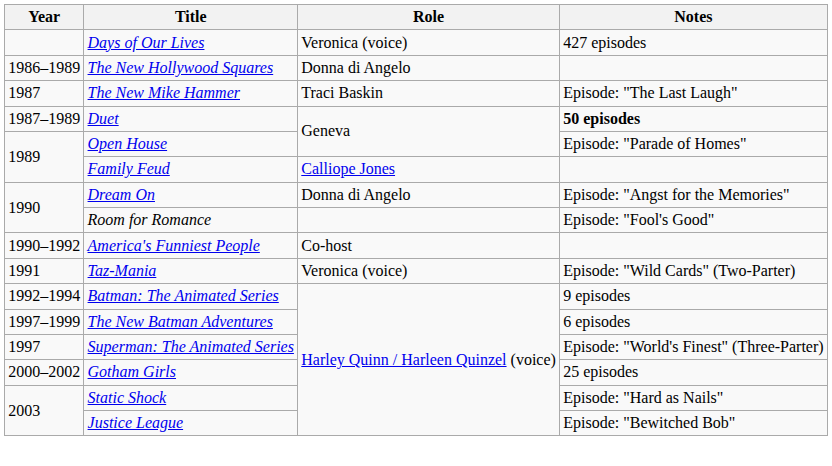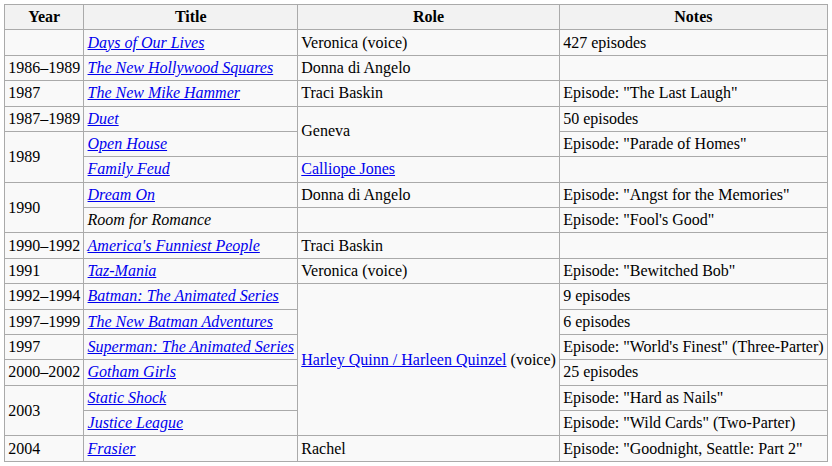(602, 118) bold -> (601, 118) normal
(327, 245) Co-host -> (342, 245) Traci Baskin
(679, 270) Episode: "Wild Cards" (Two-Parter) -> (649, 270) Episode: "Bewitched Bob"
(649, 423) Episode: "Bewitched Bob" -> (679, 423) Episode: "Wild Cards" (Two-Parter)
+ row: (112, 448)
